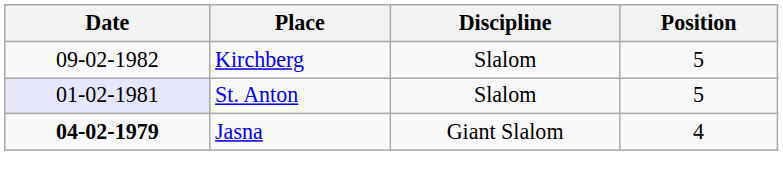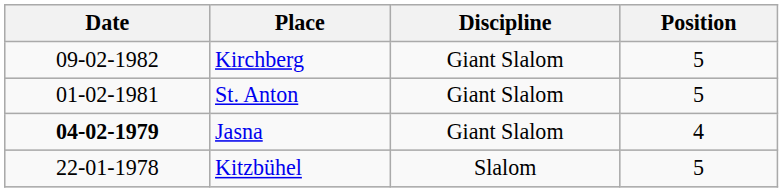(505, 59) Slalom -> (505, 59) Giant Slalom
(107, 95) lavender background -> (107, 95) no background
(505, 95) Slalom -> (505, 95) Giant Slalom
+ row: (258, 168)
